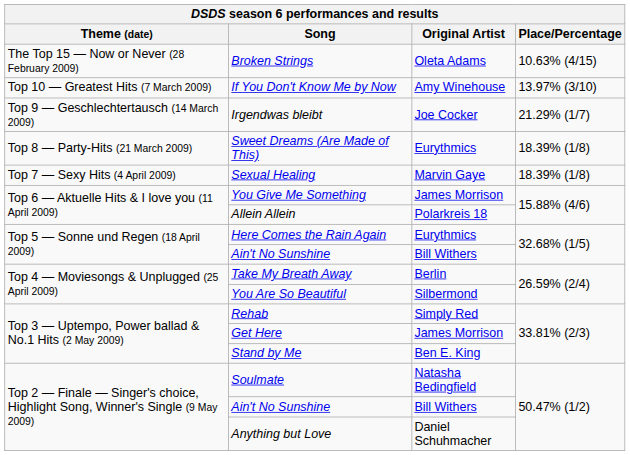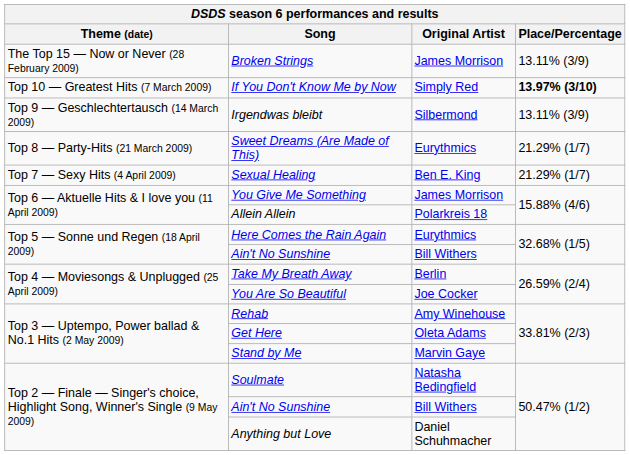(450, 61) Oleta Adams -> (459, 61) James Morrison
(558, 61) 10.63% (4/15) -> (554, 61) 13.11% (3/9)
(460, 87) Amy Winehouse -> (446, 87) Simply Red
(558, 87) normal -> (558, 87) bold
(446, 114) Joe Cocker -> (446, 114) Silbermond
(554, 114) 21.29% (1/7) -> (554, 114) 13.11% (3/9)
(554, 148) 18.39% (1/8) -> (554, 148) 21.29% (1/7)
(450, 175) Marvin Gaye -> (447, 175) Ben E. King
(554, 175) 18.39% (1/8) -> (554, 175) 21.29% (1/7)
(446, 294) Silbermond -> (446, 294) Joe Cocker
(446, 313) Simply Red -> (460, 313) Amy Winehouse
(459, 333) James Morrison -> (450, 333) Oleta Adams
(447, 353) Ben E. King -> (450, 353) Marvin Gaye
